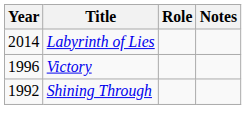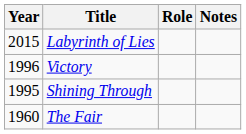(24, 41) 2014 -> (24, 41) 2015
(24, 91) 1992 -> (24, 91) 1995
+ row: (74, 116)
